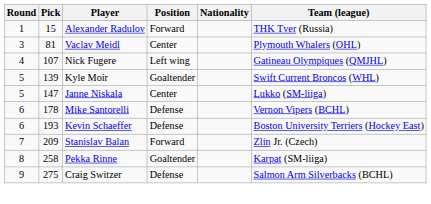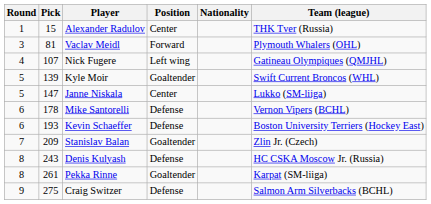(167, 28) Forward -> (163, 28) Center
(163, 45) Center -> (167, 45) Forward
(167, 142) Forward -> (172, 142) Goaltender
+ row: (95, 158)
(51, 158) 258 -> (51, 175) 261
